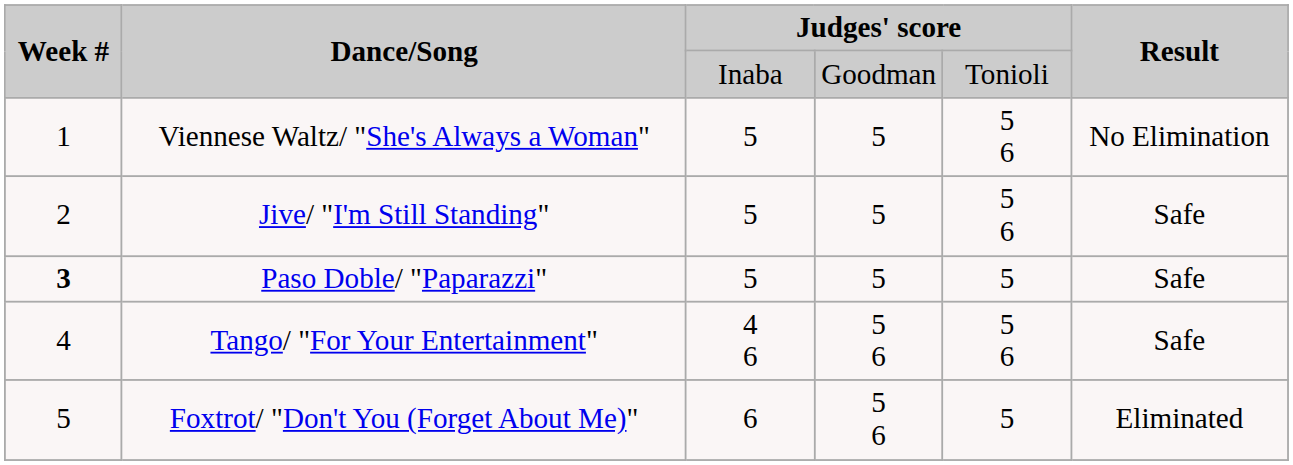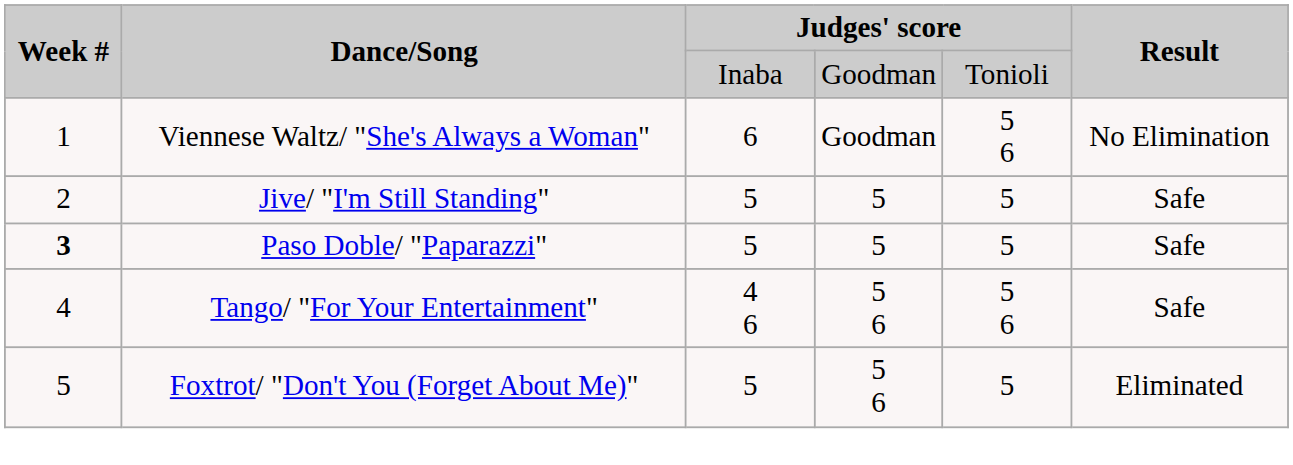(750, 136) 5 -> (750, 136) 6
(879, 136) 5 -> (879, 136) Goodman
(1007, 215) 5 6 -> (1007, 199) 5
(750, 419) 6 -> (750, 386) 5
